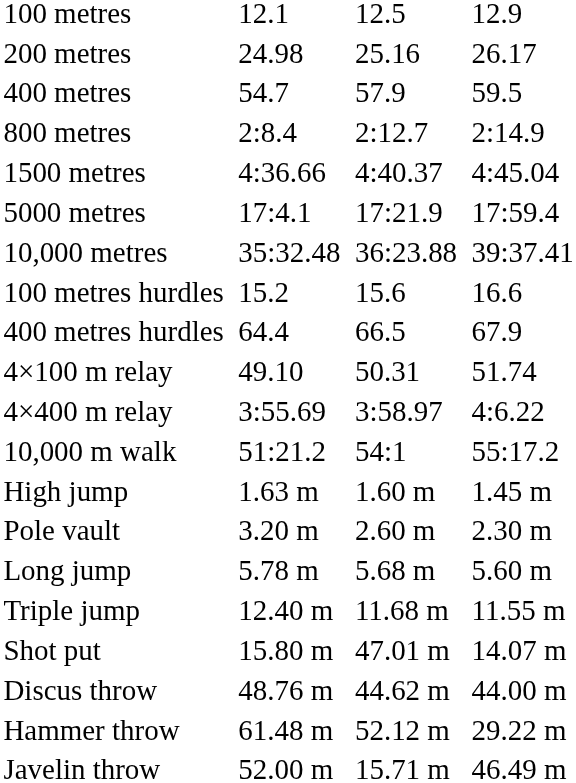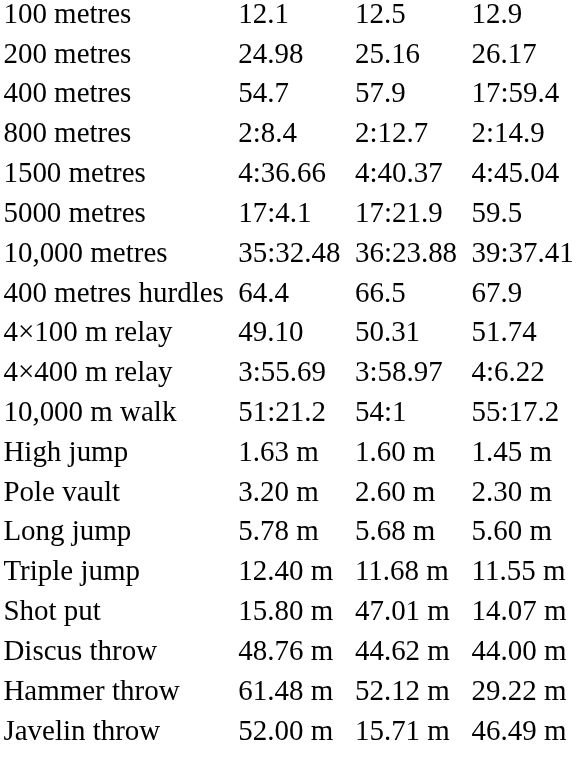(497, 92) 59.5 -> (515, 92) 17:59.4
(515, 212) 17:59.4 -> (497, 212) 59.5
- row: (114, 292)
